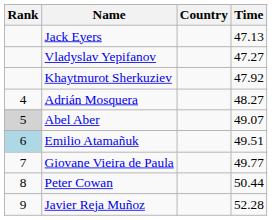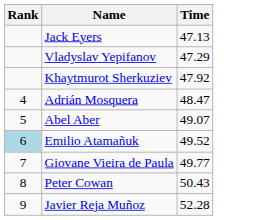- column: (204, 15)
(249, 57) 47.27 -> (195, 57) 47.29
(249, 99) 48.27 -> (195, 99) 48.47
(23, 120) lightgrey background -> (23, 120) no background
(249, 141) 49.51 -> (195, 141) 49.52
(249, 183) 50.44 -> (195, 183) 50.43
